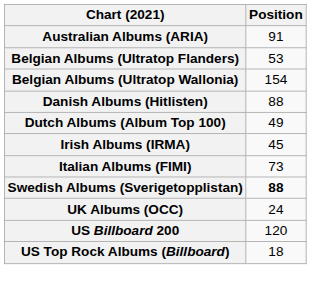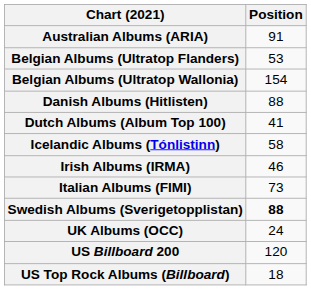(276, 123) 49 -> (276, 123) 41
+ row: (125, 144)
(276, 144) 45 -> (276, 166) 46
